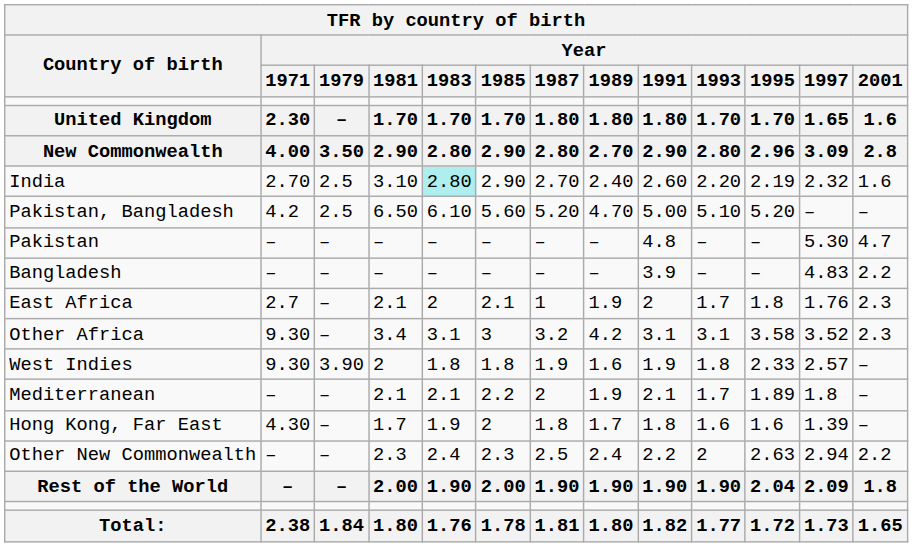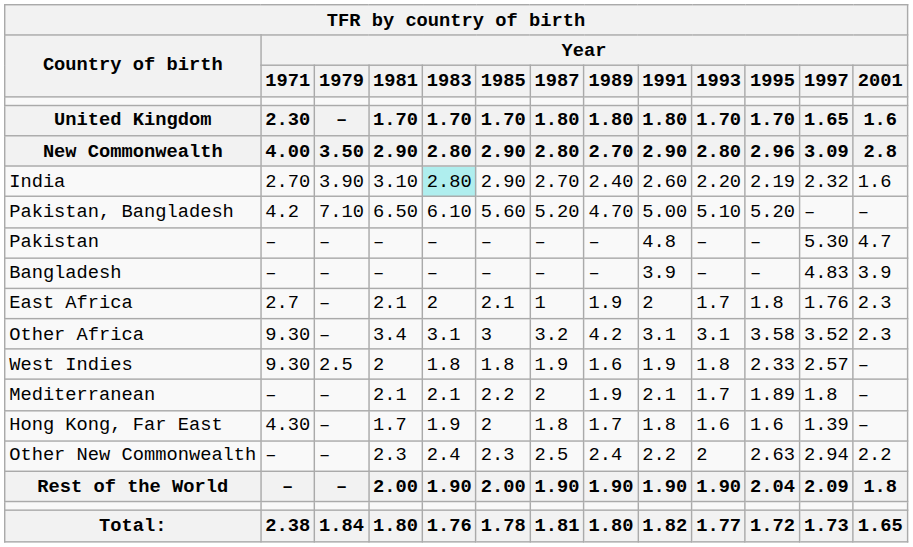(336, 181) 2.5 -> (342, 181) 3.90
(336, 212) 2.5 -> (342, 212) 7.10
(875, 273) 2.2 -> (875, 273) 3.9
(342, 364) 3.90 -> (336, 364) 2.5
